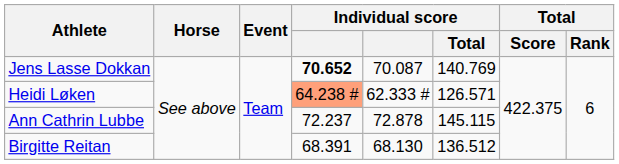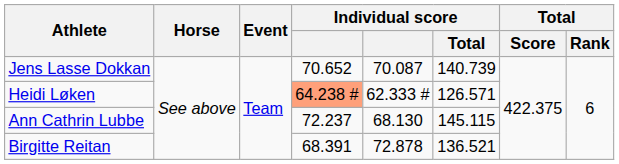(327, 69) bold -> (327, 69) normal
(467, 69) 140.769 -> (467, 69) 140.739
(398, 121) 72.878 -> (398, 121) 68.130
(398, 146) 68.130 -> (398, 146) 72.878
(467, 146) 136.512 -> (467, 146) 136.521
